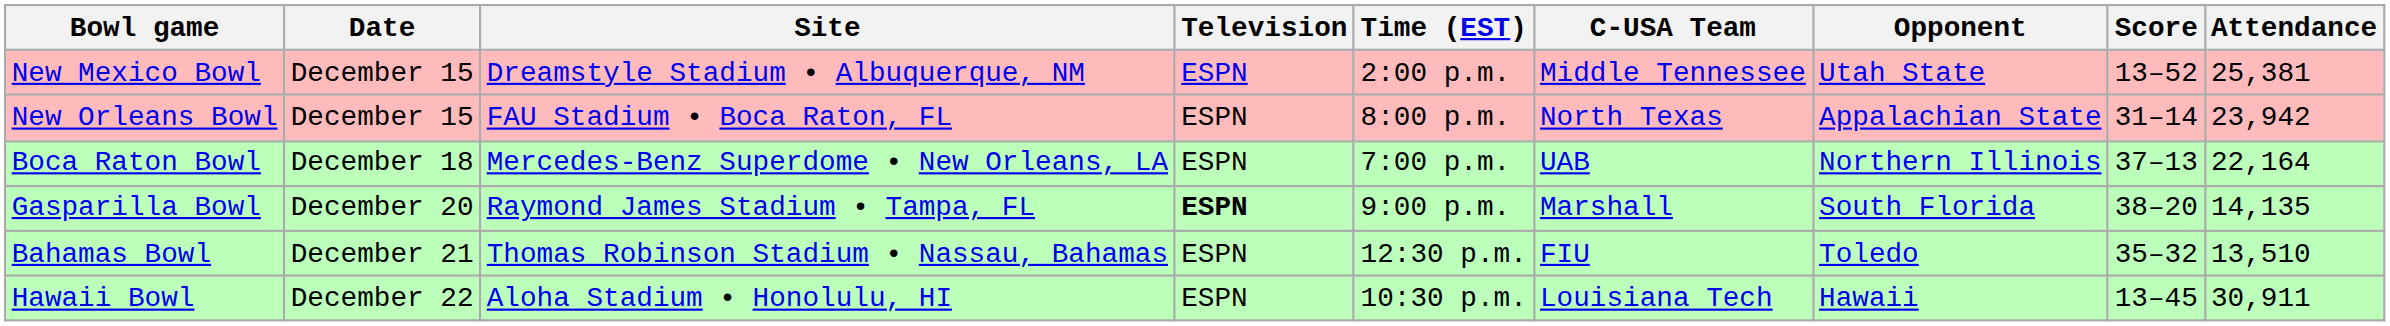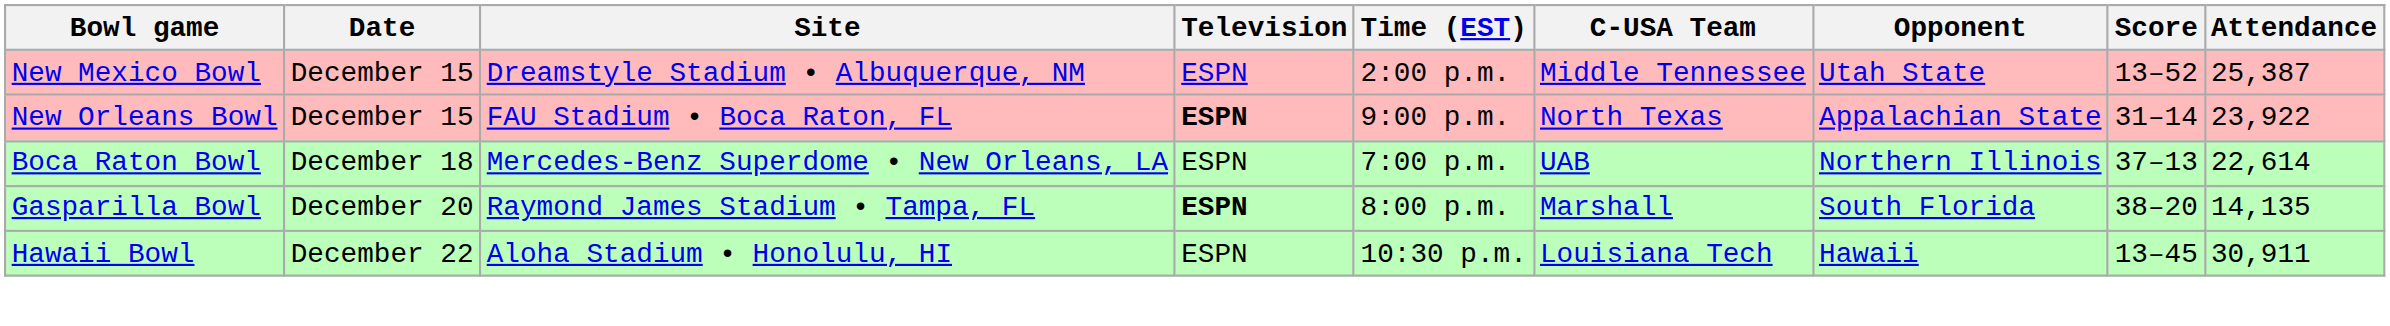(2261, 73) 25,381 -> (2261, 73) 25,387
(1214, 118) normal -> (1214, 118) bold
(1435, 118) 8:00 p.m. -> (1435, 118) 9:00 p.m.
(2261, 118) 23,942 -> (2261, 118) 23,922
(2261, 163) 22,164 -> (2261, 163) 22,614
(1435, 208) 9:00 p.m. -> (1435, 208) 8:00 p.m.
- row: (111, 253)
